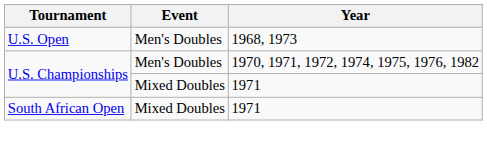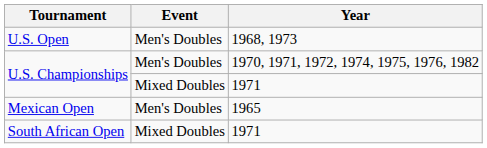+ row: (51, 108)
